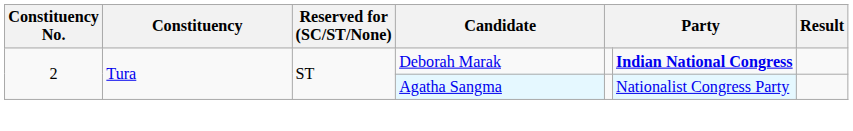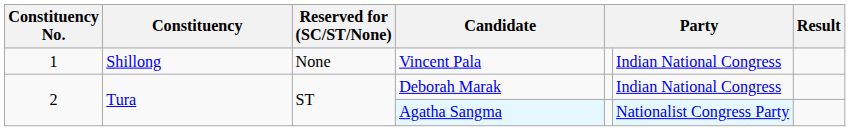+ row: (440, 61)
(704, 61) bold -> (699, 86) normal
